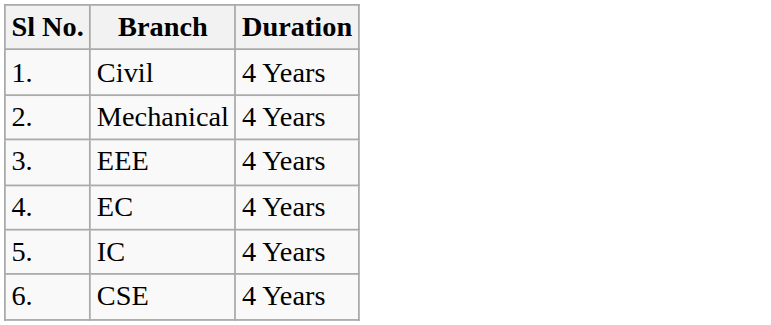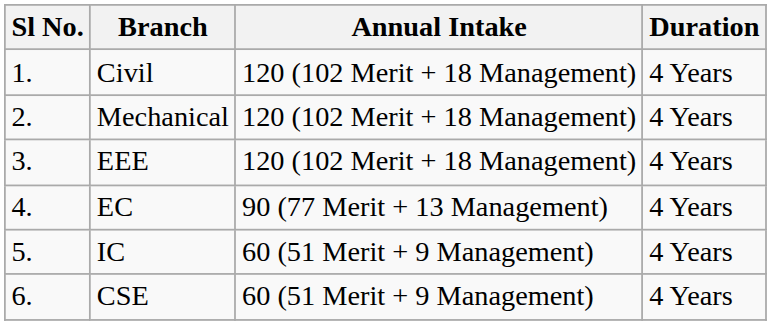+ column: (439, 26)
